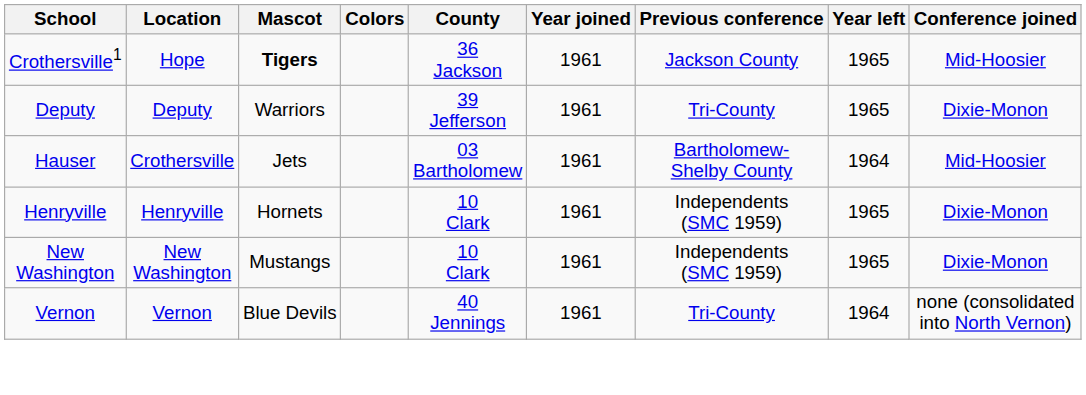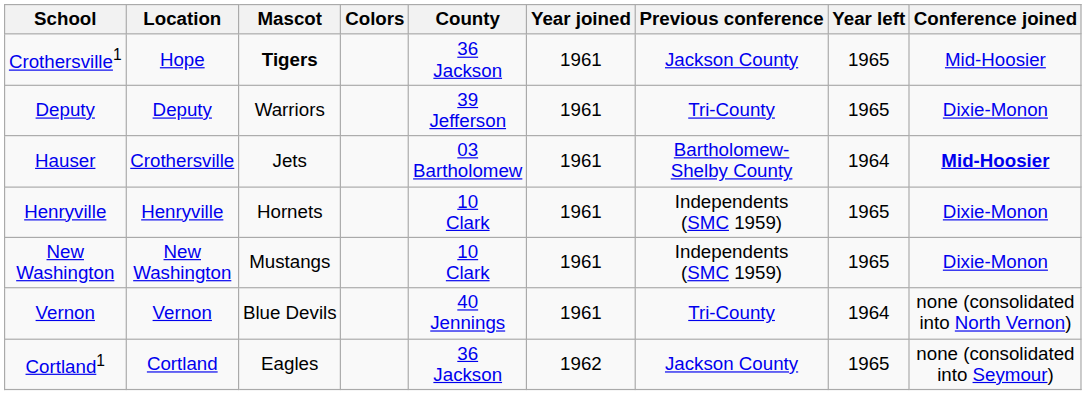(995, 161) normal -> (995, 161) bold
+ row: (65, 364)
